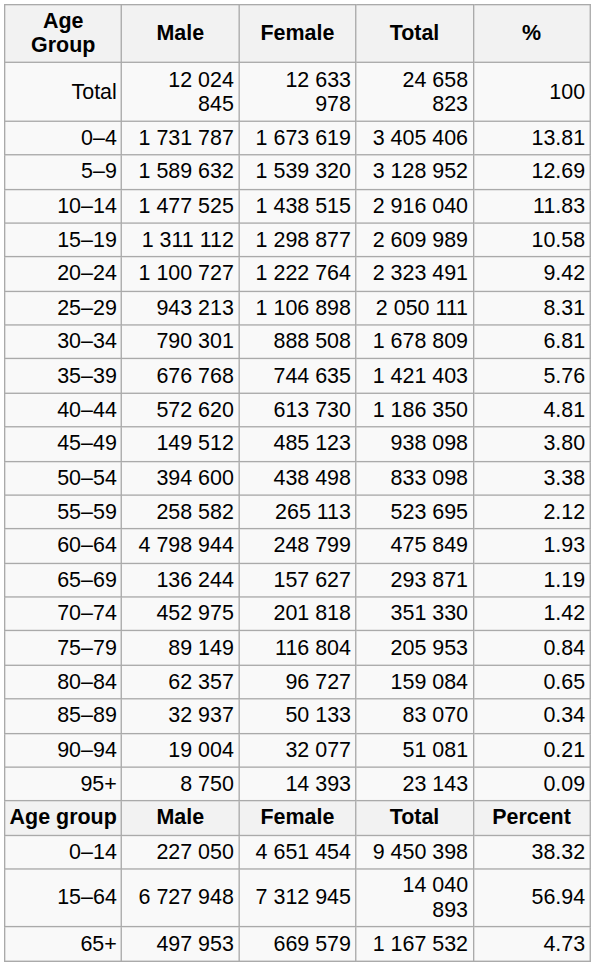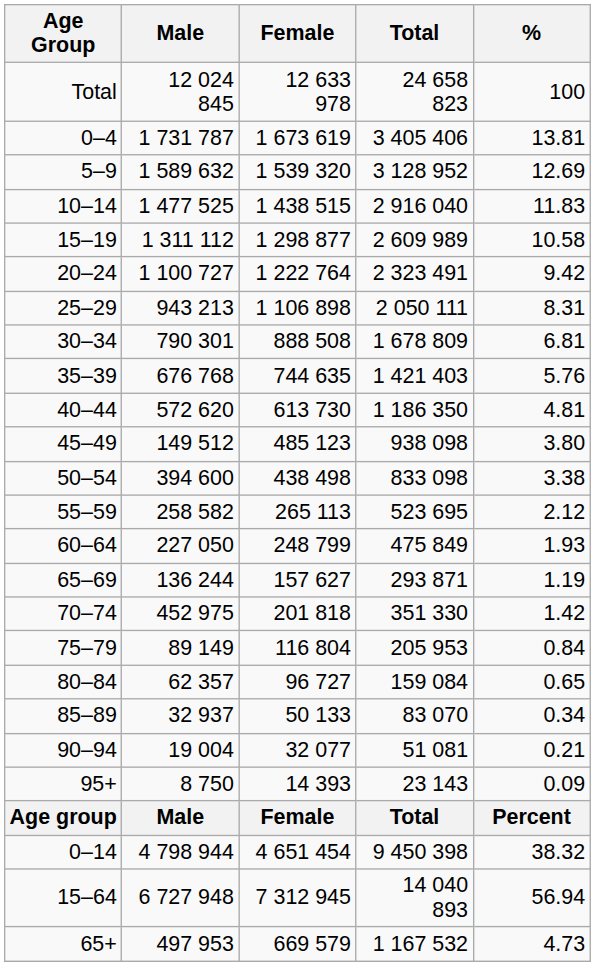(186, 545) 4 798 944 -> (195, 545) 227 050
(195, 851) 227 050 -> (186, 851) 4 798 944
